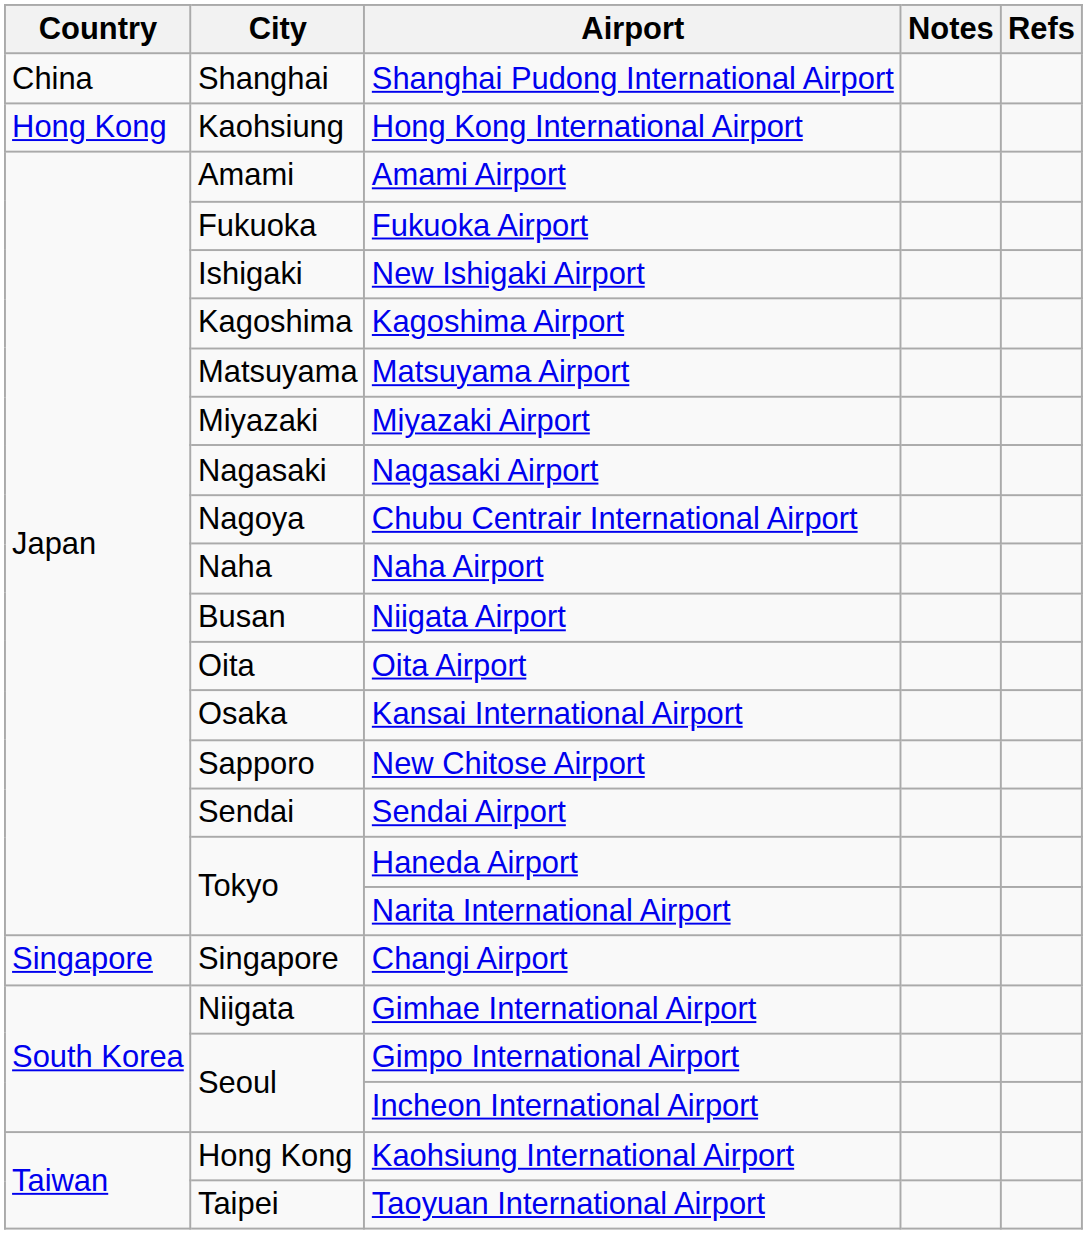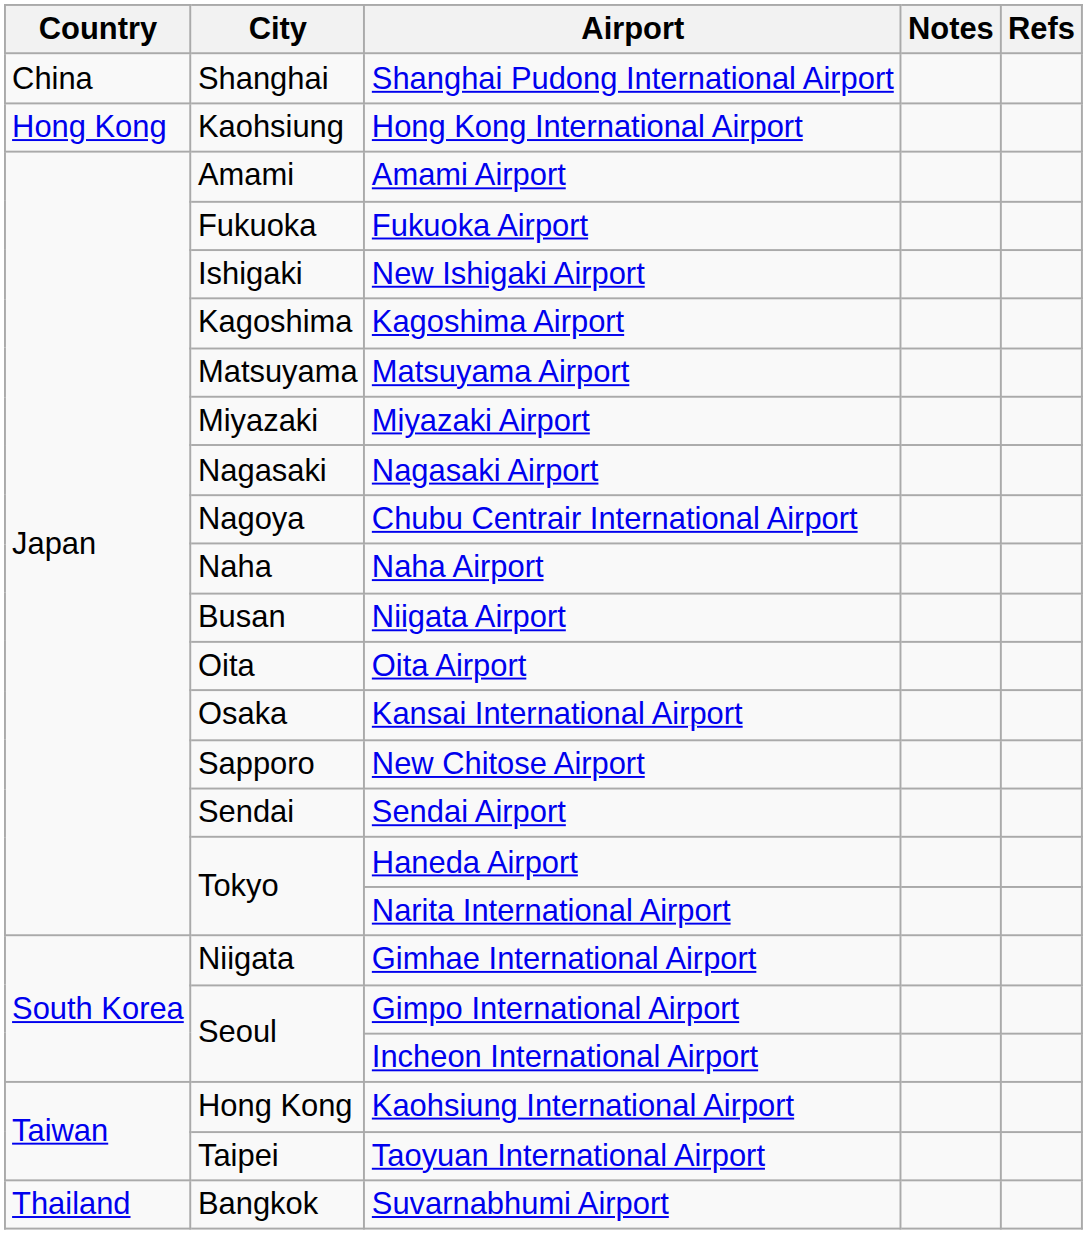- row: (470, 959)
+ row: (520, 1204)
